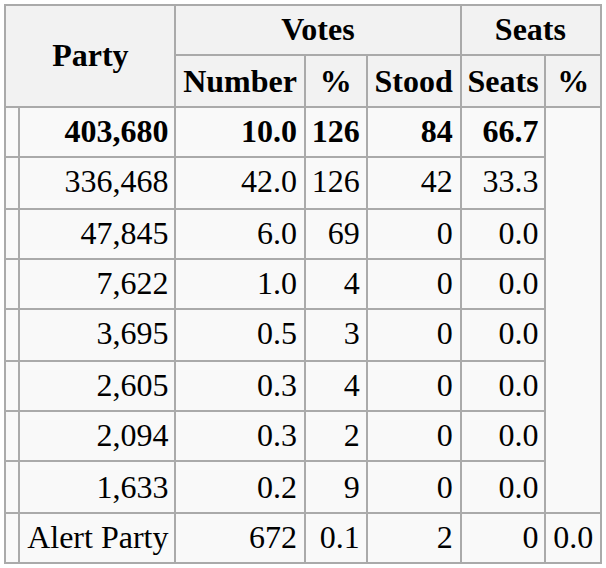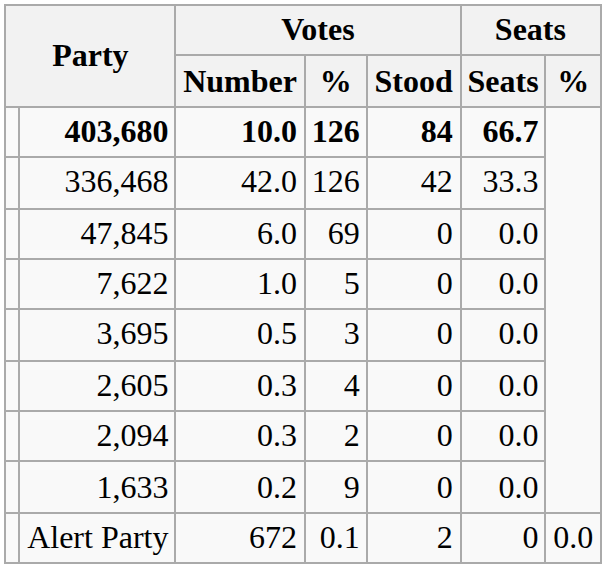(352, 283) 4 -> (352, 283) 5
